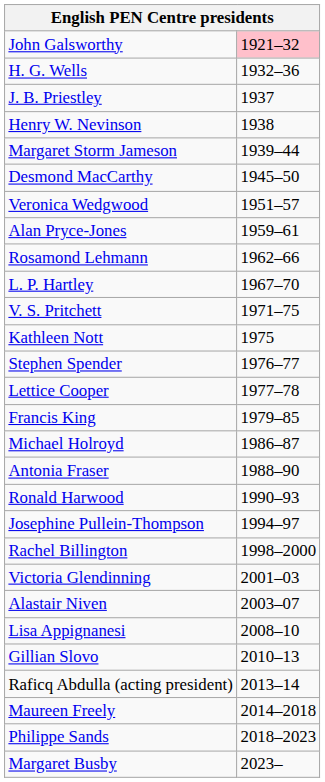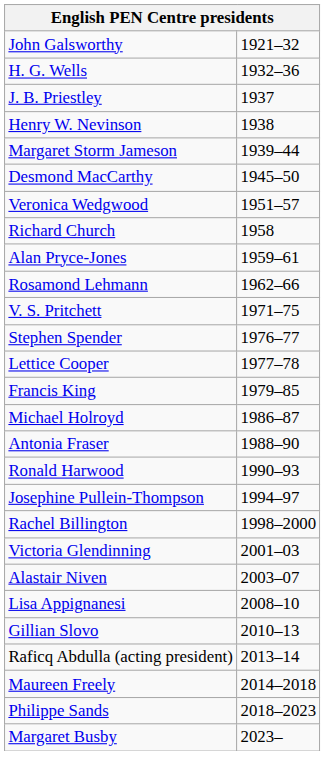(270, 44) pink background -> (270, 44) no background
+ row: (62, 230)
- row: (51, 284)
- row: (56, 337)
